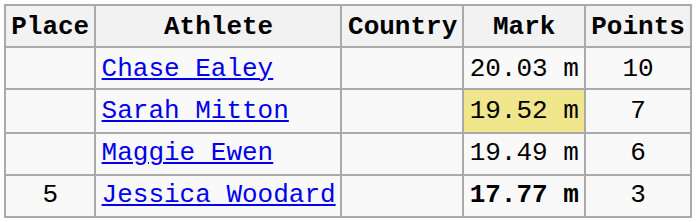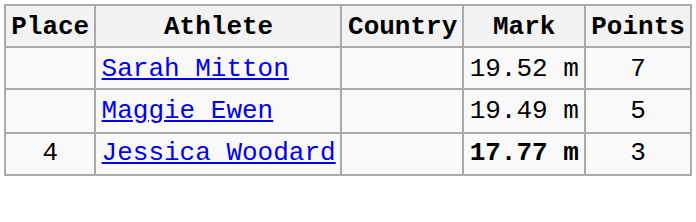- row: (187, 69)
(524, 111) khaki background -> (524, 69) no background
(638, 153) 6 -> (638, 111) 5
(50, 196) 5 -> (50, 153) 4
